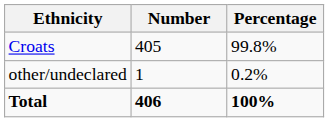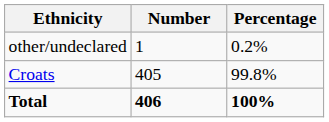rows swapped: (32, 46) <-> (68, 74)
